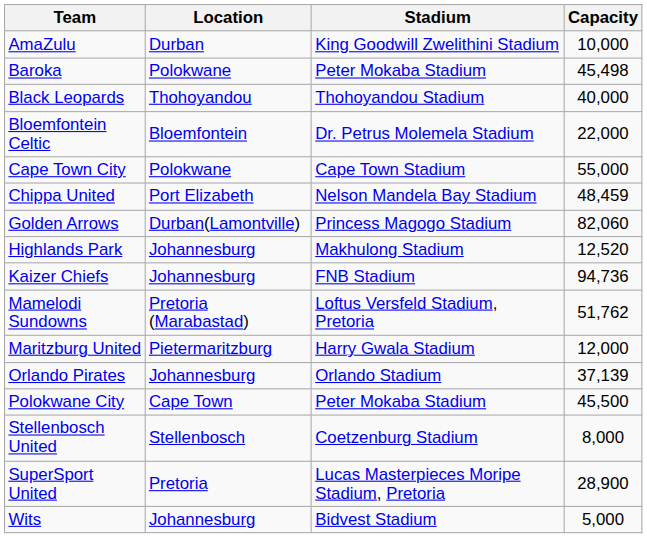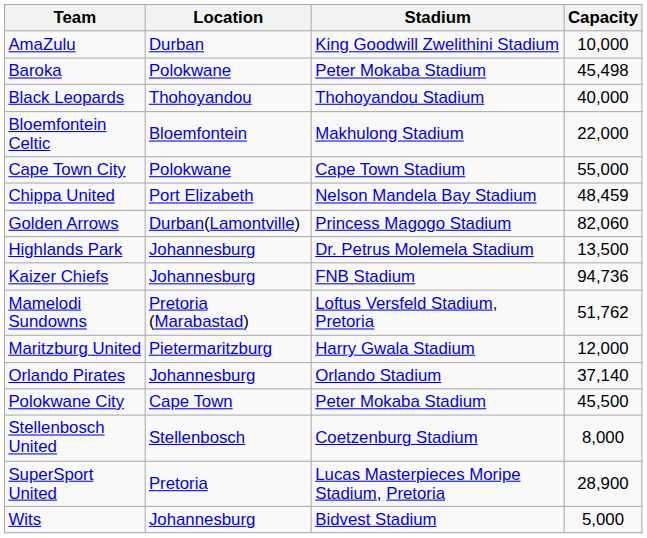(424, 133) Dr. Petrus Molemela Stadium -> (389, 133) Makhulong Stadium
(389, 249) Makhulong Stadium -> (424, 249) Dr. Petrus Molemela Stadium
(603, 249) 12,520 -> (603, 249) 13,500
(603, 375) 37,139 -> (603, 375) 37,140
